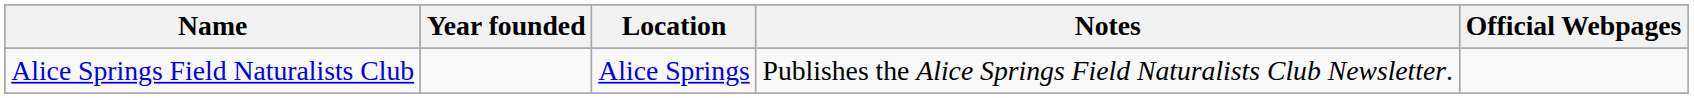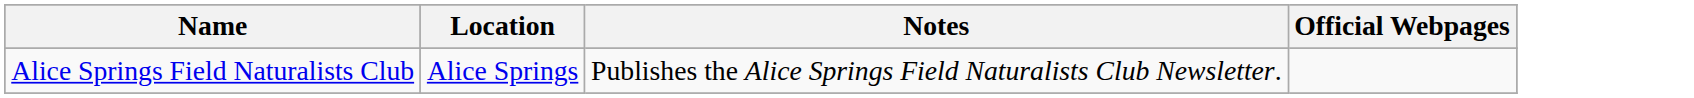- column: (506, 26)
